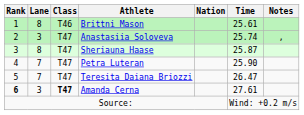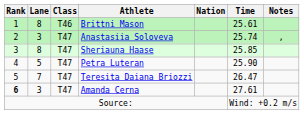(245, 50) 25.87 -> (245, 50) 25.85
(39, 63) 7 -> (39, 63) 5
(65, 90) bold -> (65, 90) normal
